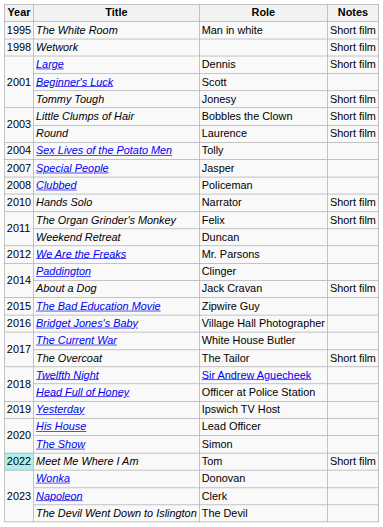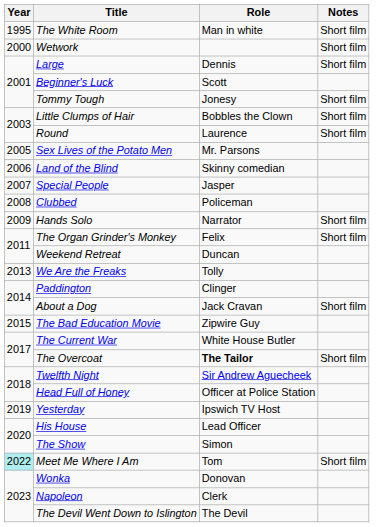(19, 47) 1998 -> (19, 47) 2000
(19, 151) 2004 -> (19, 151) 2005
(213, 151) Tolly -> (231, 151) Mr. Parsons
+ row: (77, 168)
(19, 202) 2010 -> (19, 220) 2009
(19, 254) 2012 -> (19, 271) 2013
(231, 254) Mr. Parsons -> (213, 271) Tolly
- row: (87, 323)
(226, 358) normal -> (227, 358) bold
